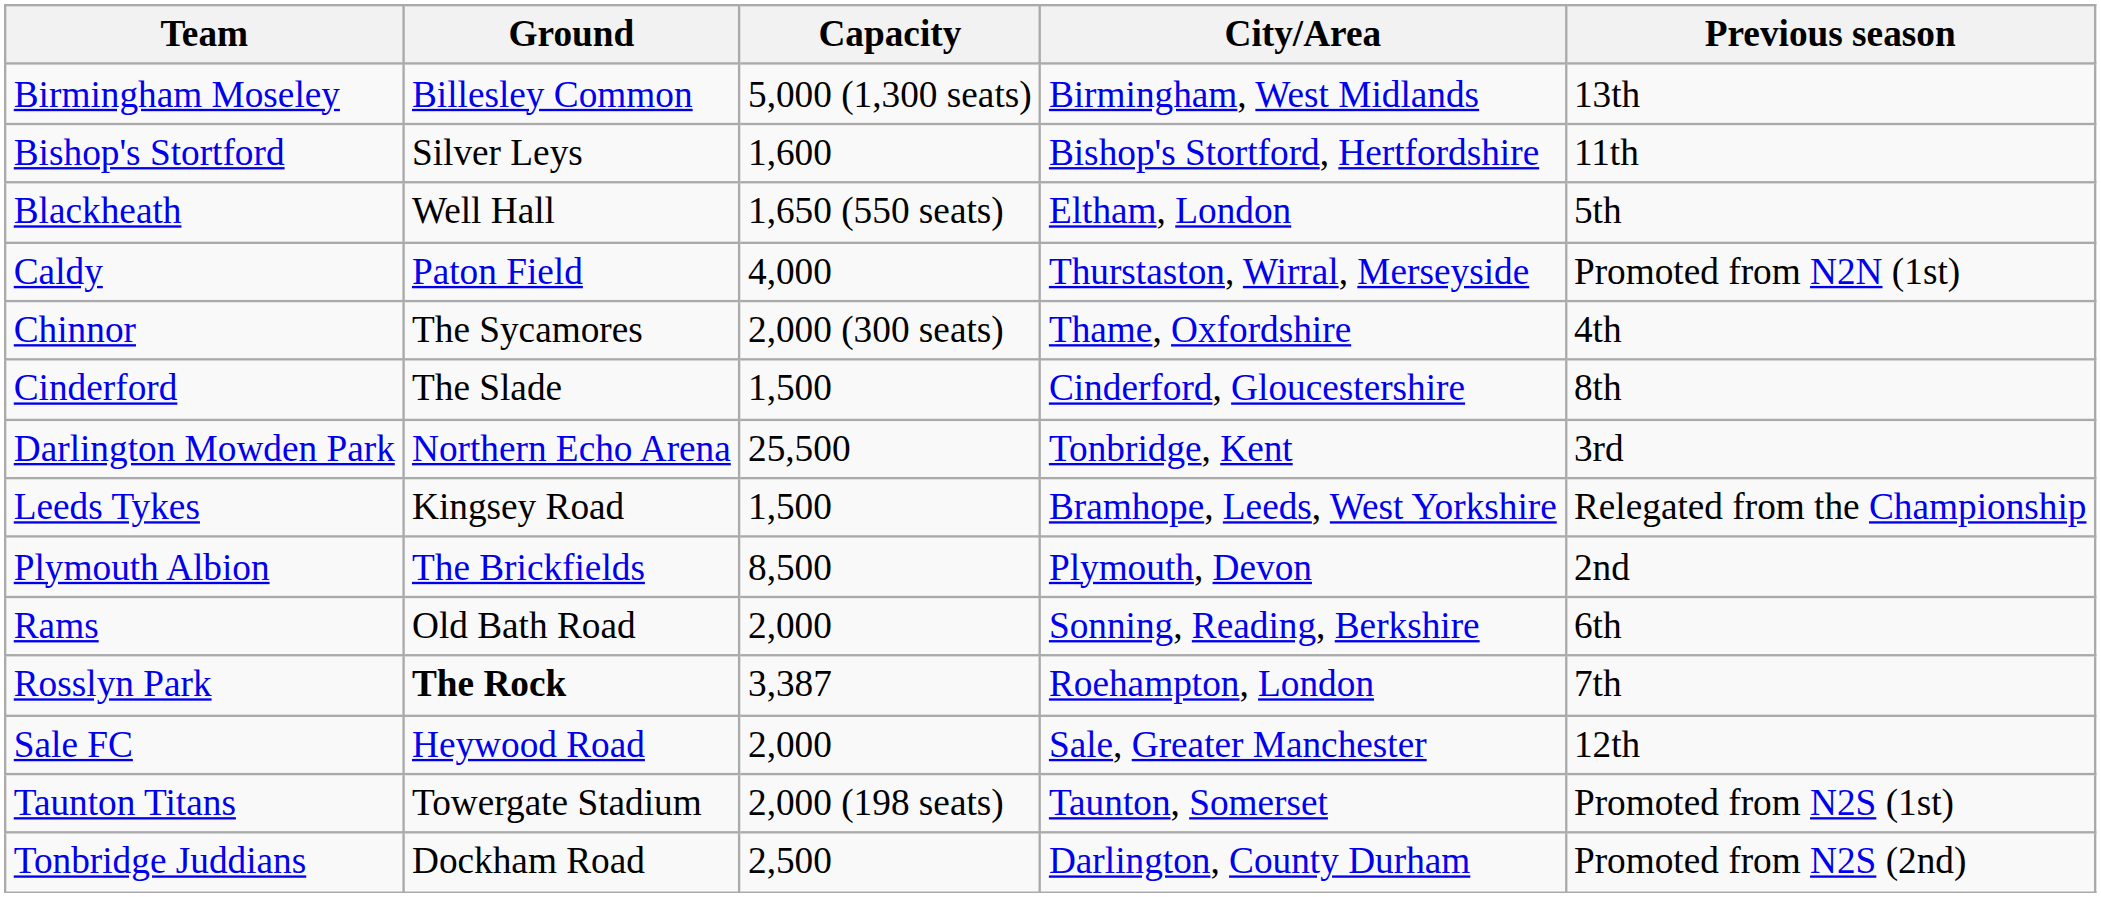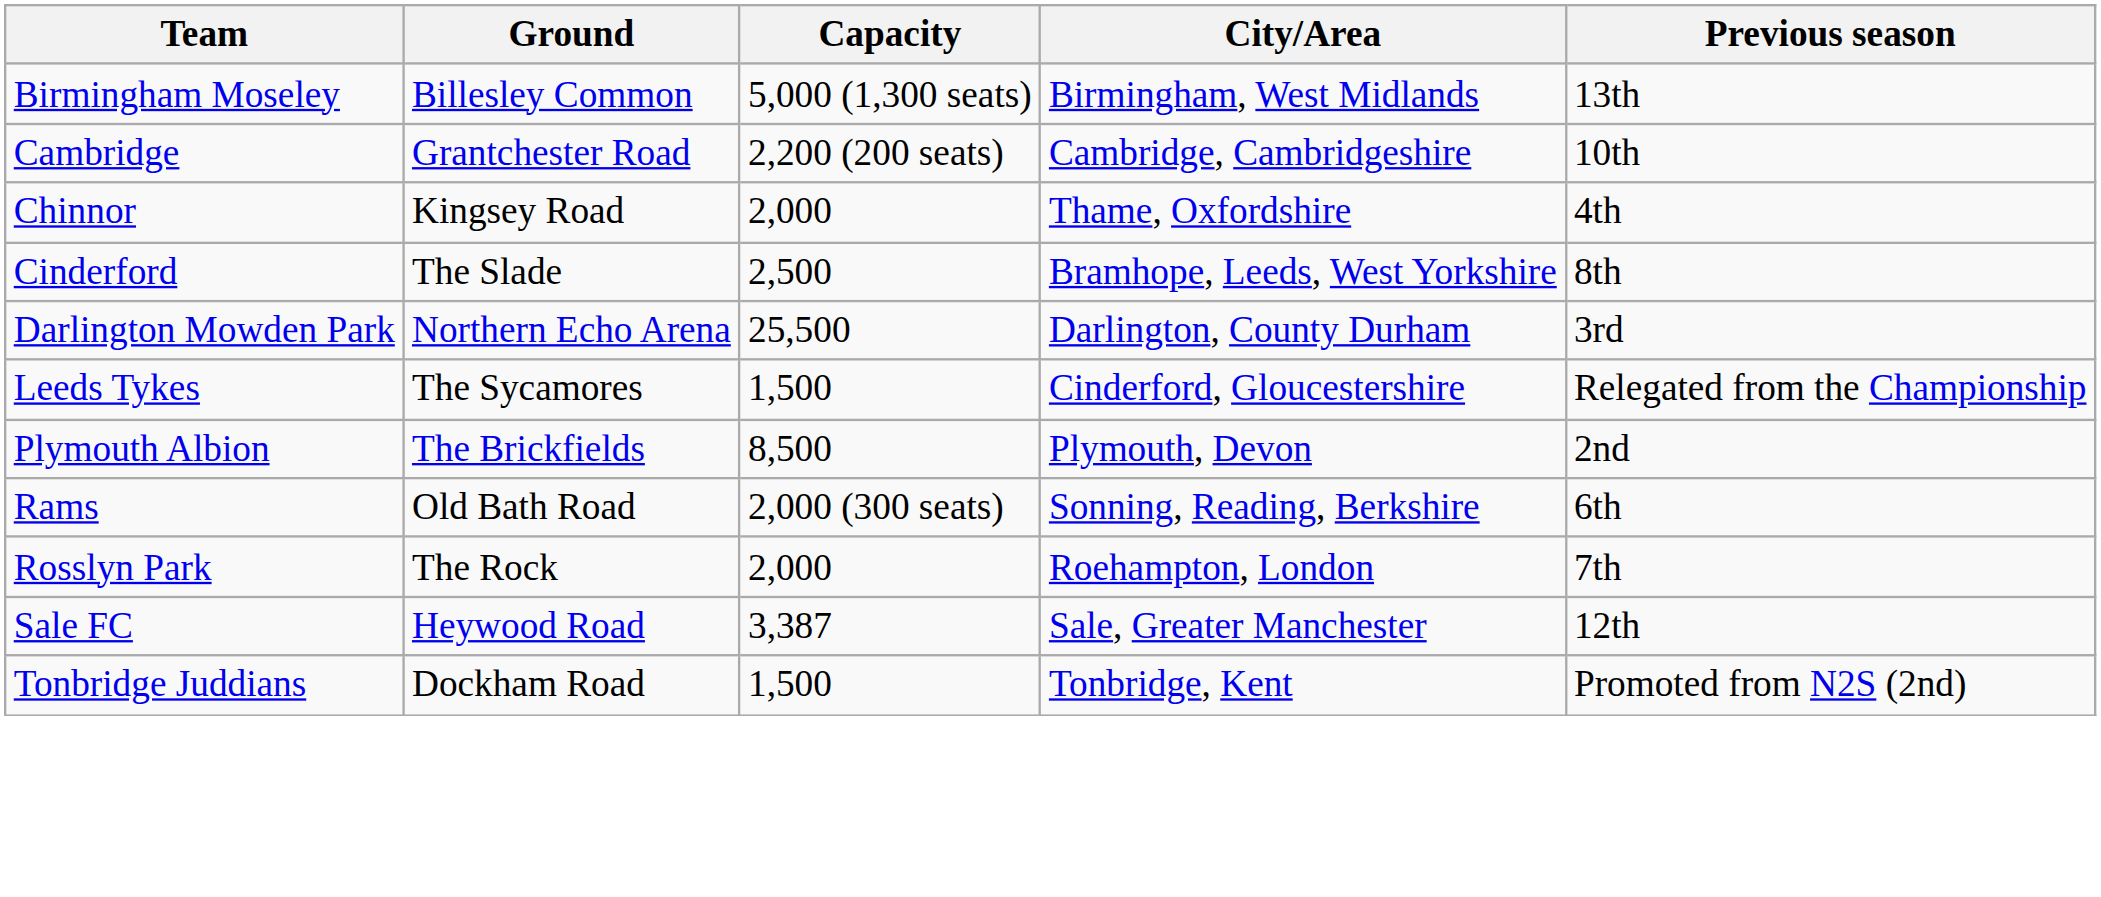- row: (149, 152)
- row: (98, 211)
- row: (58, 270)
+ row: (97, 152)
(527, 329) The Sycamores -> (518, 211) Kingsey Road
(876, 329) 2,000 (300 seats) -> (790, 211) 2,000
(790, 388) 1,500 -> (790, 270) 2,500
(1257, 388) Cinderford, Gloucestershire -> (1303, 270) Bramhope, Leeds, West Yorkshire
(1171, 447) Tonbridge, Kent -> (1260, 329) Darlington, County Durham
(518, 507) Kingsey Road -> (527, 388) The Sycamores
(1303, 507) Bramhope, Leeds, West Yorkshire -> (1257, 388) Cinderford, Gloucestershire
(790, 625) 2,000 -> (876, 507) 2,000 (300 seats)
(489, 684) bold -> (485, 566) normal
(790, 684) 3,387 -> (790, 566) 2,000
(790, 743) 2,000 -> (790, 625) 3,387
- row: (125, 802)
(790, 861) 2,500 -> (790, 684) 1,500
(1260, 861) Darlington, County Durham -> (1171, 684) Tonbridge, Kent
